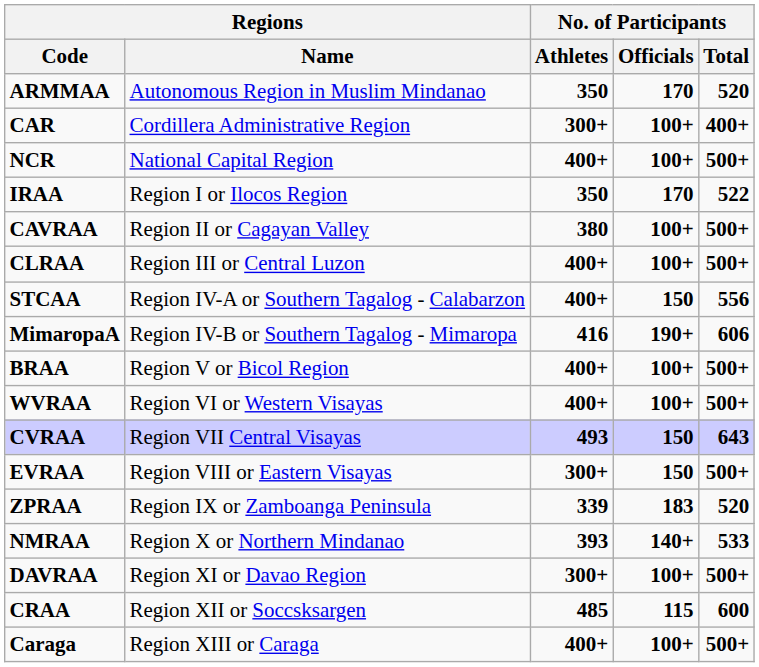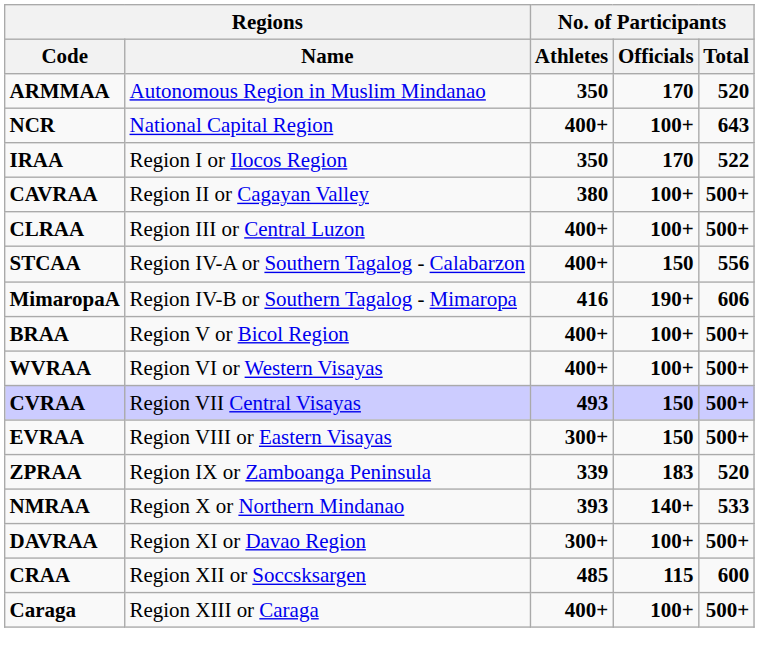- row: (32, 125)
(727, 160) 500+ -> (733, 125) 643
(733, 437) 643 -> (727, 402) 500+
